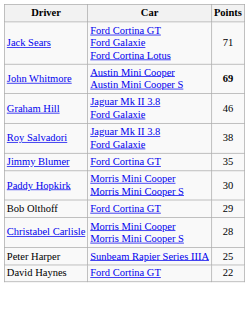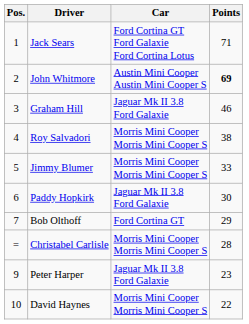+ column: (16, 13)
(125, 138) Jaguar Mk II 3.8 Ford Galaxie -> (160, 138) Morris Mini Cooper Morris Mini Cooper S
(126, 162) Ford Cortina GT -> (160, 168) Morris Mini Cooper Morris Mini Cooper S
(228, 162) 35 -> (226, 168) 33
(137, 185) Morris Mini Cooper Morris Mini Cooper S -> (149, 198) Jaguar Mk II 3.8 Ford Galaxie
(150, 256) Sunbeam Rapier Series IIIA -> (149, 275) Jaguar Mk II 3.8 Ford Galaxie
(228, 256) 25 -> (226, 275) 23
(126, 273) Ford Cortina GT -> (160, 304) Morris Mini Cooper Morris Mini Cooper S
